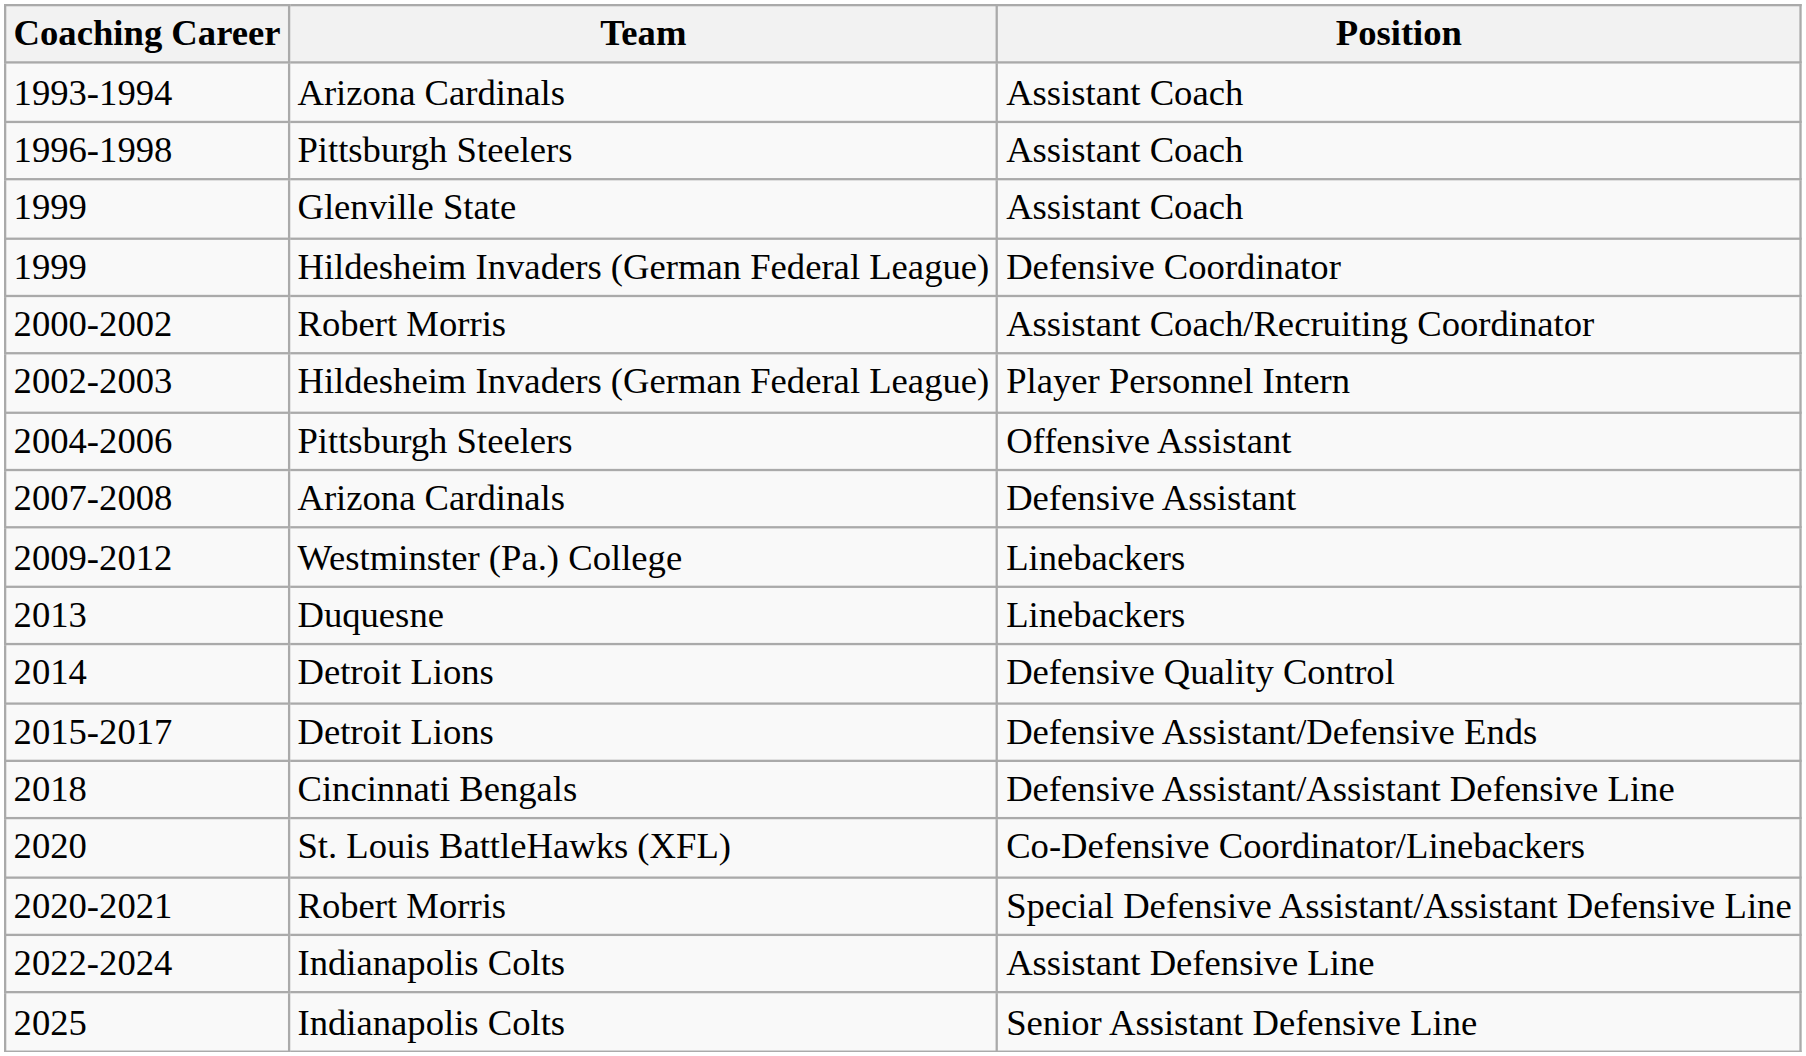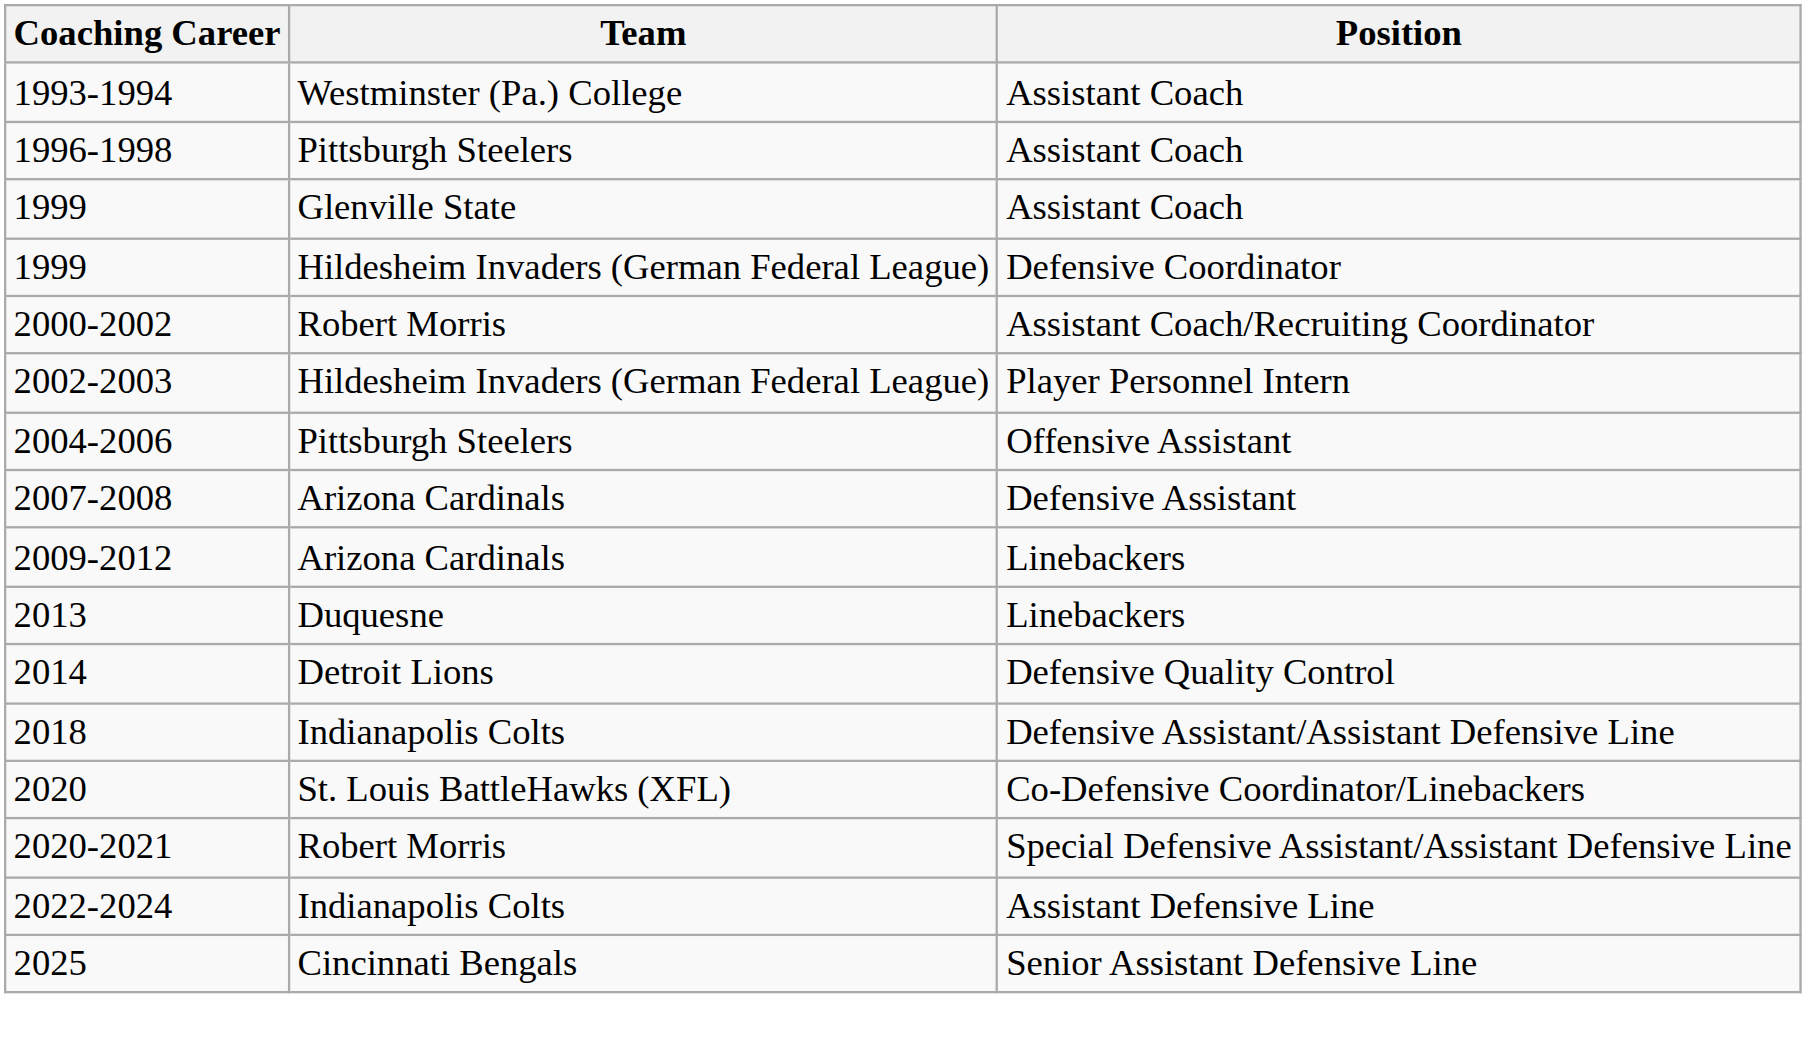(431, 91) Arizona Cardinals -> (490, 91) Westminster (Pa.) College
(490, 556) Westminster (Pa.) College -> (431, 556) Arizona Cardinals
- row: (93, 730)
(437, 788) Cincinnati Bengals -> (431, 730) Indianapolis Colts
(431, 1021) Indianapolis Colts -> (437, 963) Cincinnati Bengals
